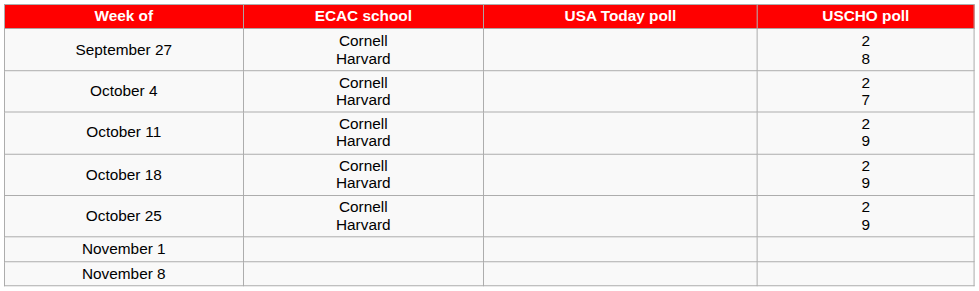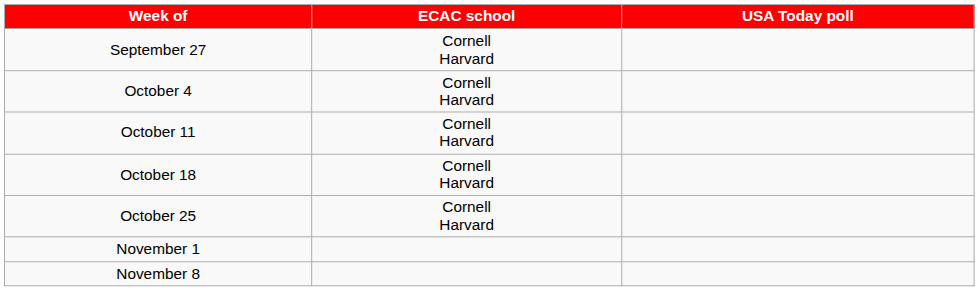- column: (866, 16)
